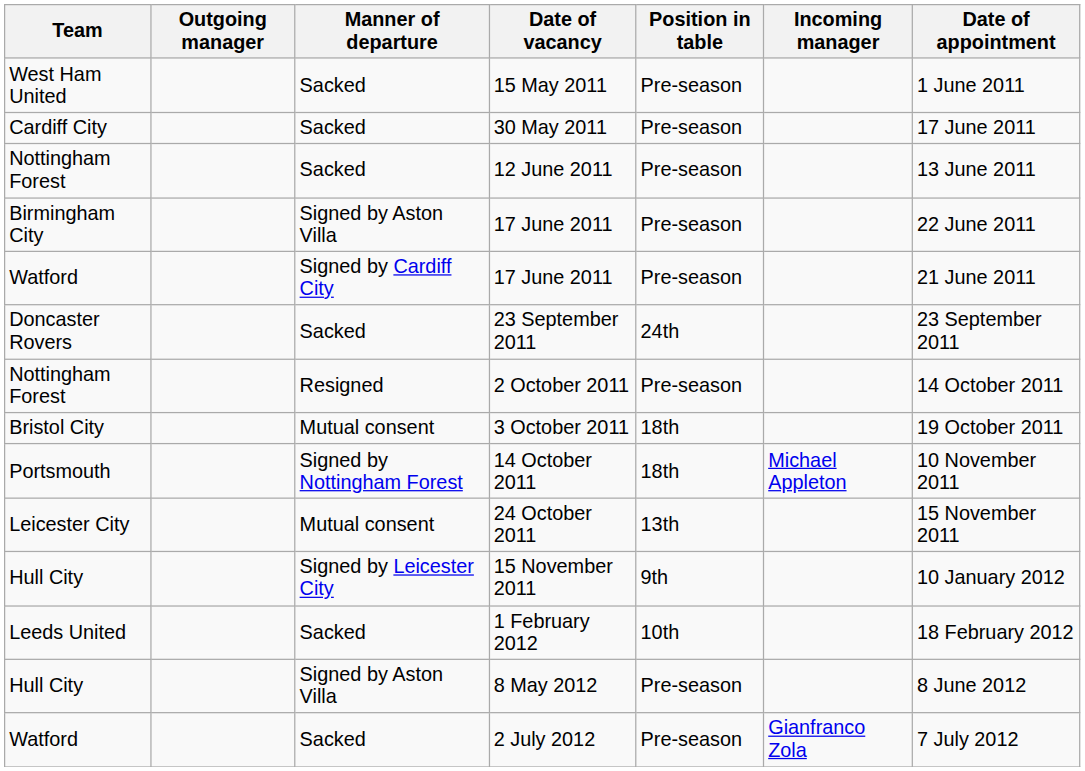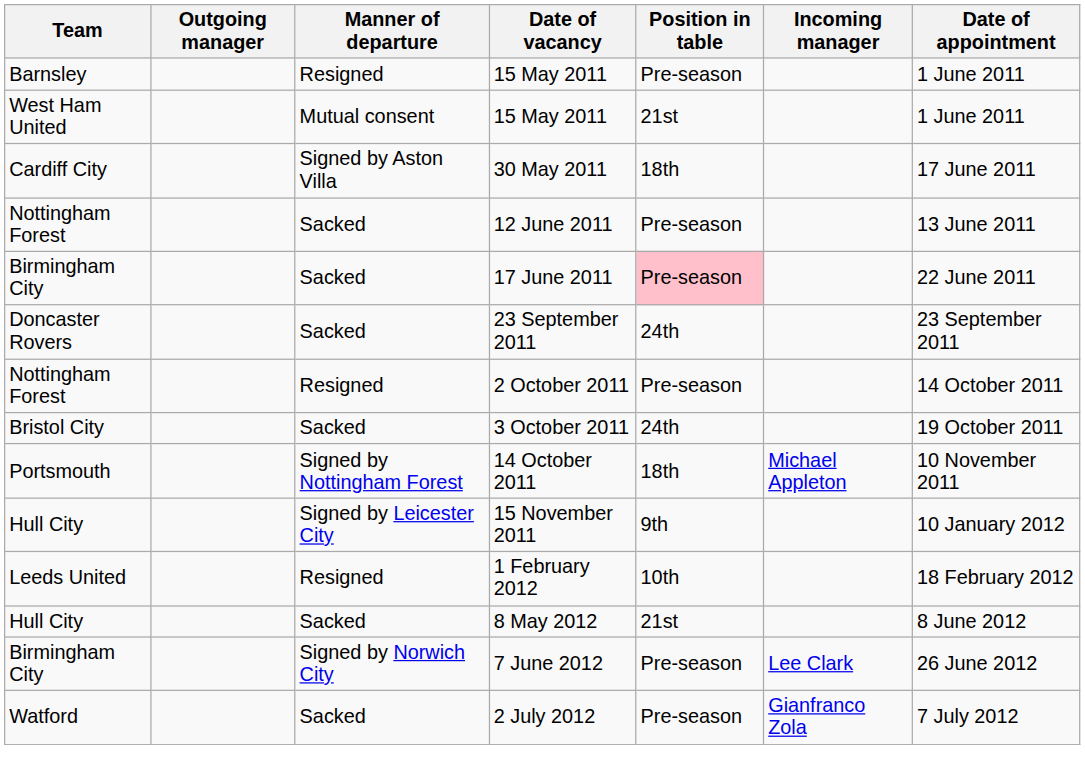+ row: (48, 74)
(333, 85) Sacked -> (367, 116) Mutual consent
(691, 85) Pre-season -> (659, 116) 21st
(333, 127) Sacked -> (371, 170) Signed by Aston Villa
(691, 127) Pre-season -> (660, 170) 18th
(371, 224) Signed by Aston Villa -> (333, 277) Sacked
(691, 224) no background -> (691, 277) pink background
- row: (44, 277)
(367, 428) Mutual consent -> (333, 428) Sacked
(660, 428) 18th -> (660, 428) 24th
- row: (69, 524)
(333, 632) Sacked -> (342, 578) Resigned
(371, 685) Signed by Aston Villa -> (333, 621) Sacked
(691, 685) Pre-season -> (659, 621) 21st
+ row: (62, 663)
